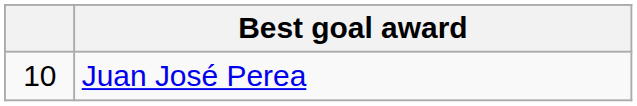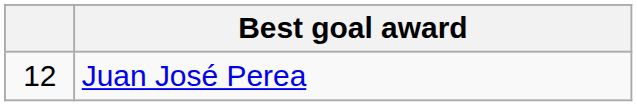(40, 75) 10 -> (40, 75) 12
